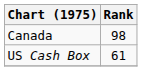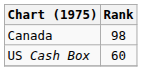(119, 55) 61 -> (119, 55) 60
